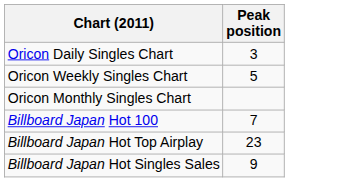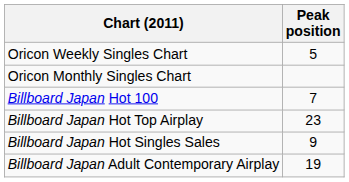- row: (90, 53)
+ row: (143, 165)
